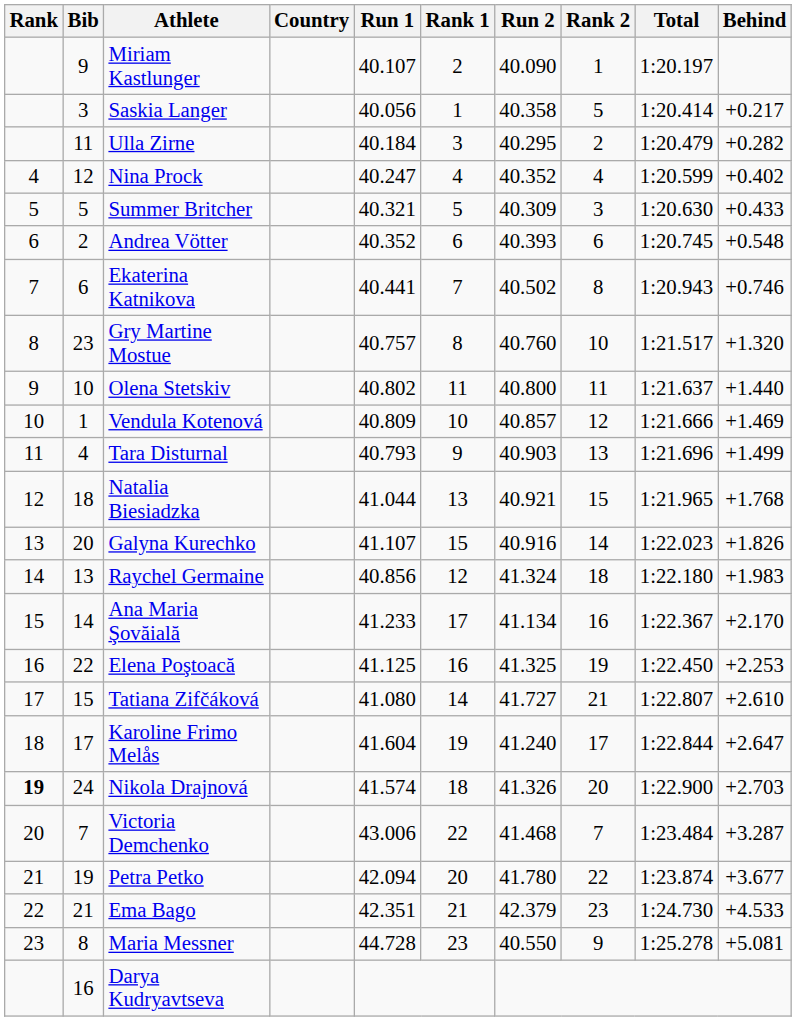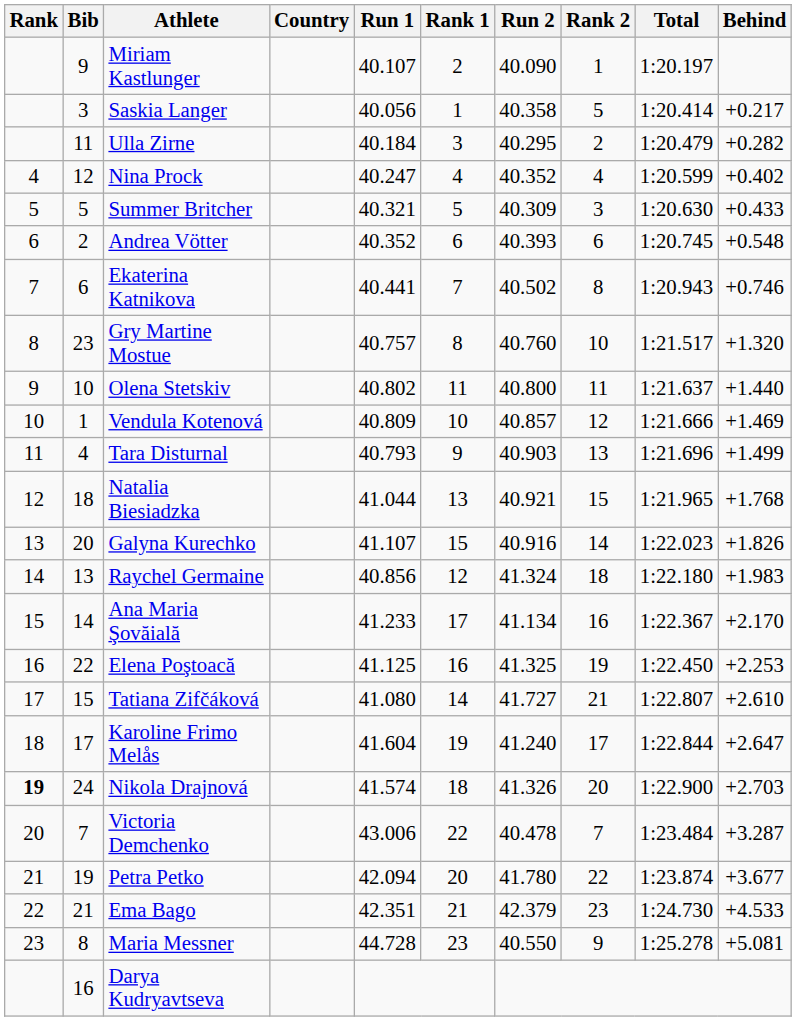(528, 832) 41.468 -> (528, 832) 40.478
